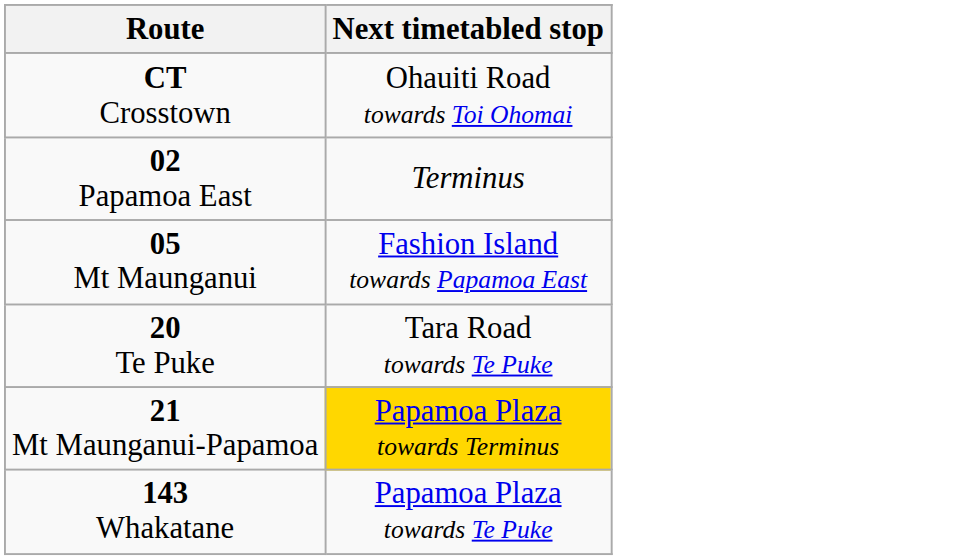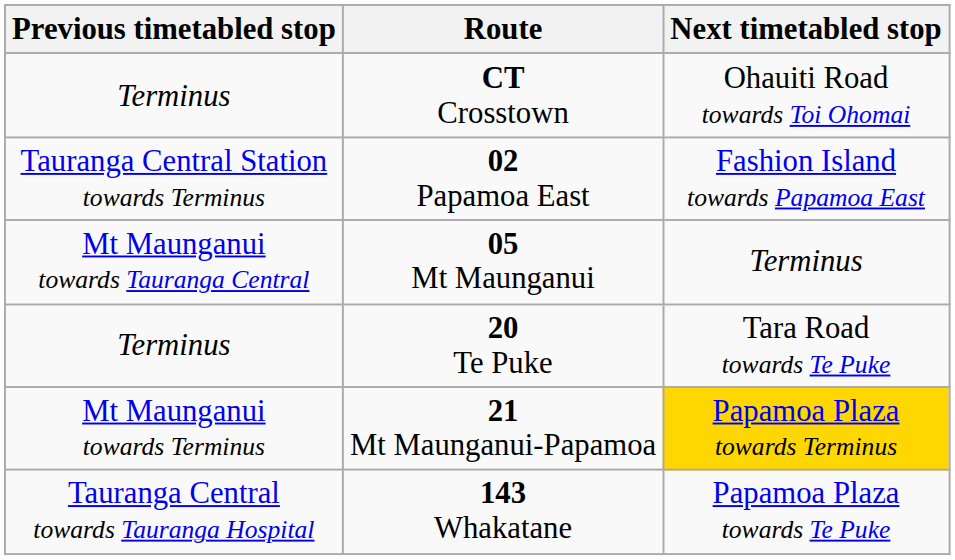+ column: (174, 28)
(468, 178) Terminus -> (806, 178) Fashion Island towards Papamoa East
(468, 261) Fashion Island towards Papamoa East -> (806, 261) Terminus
